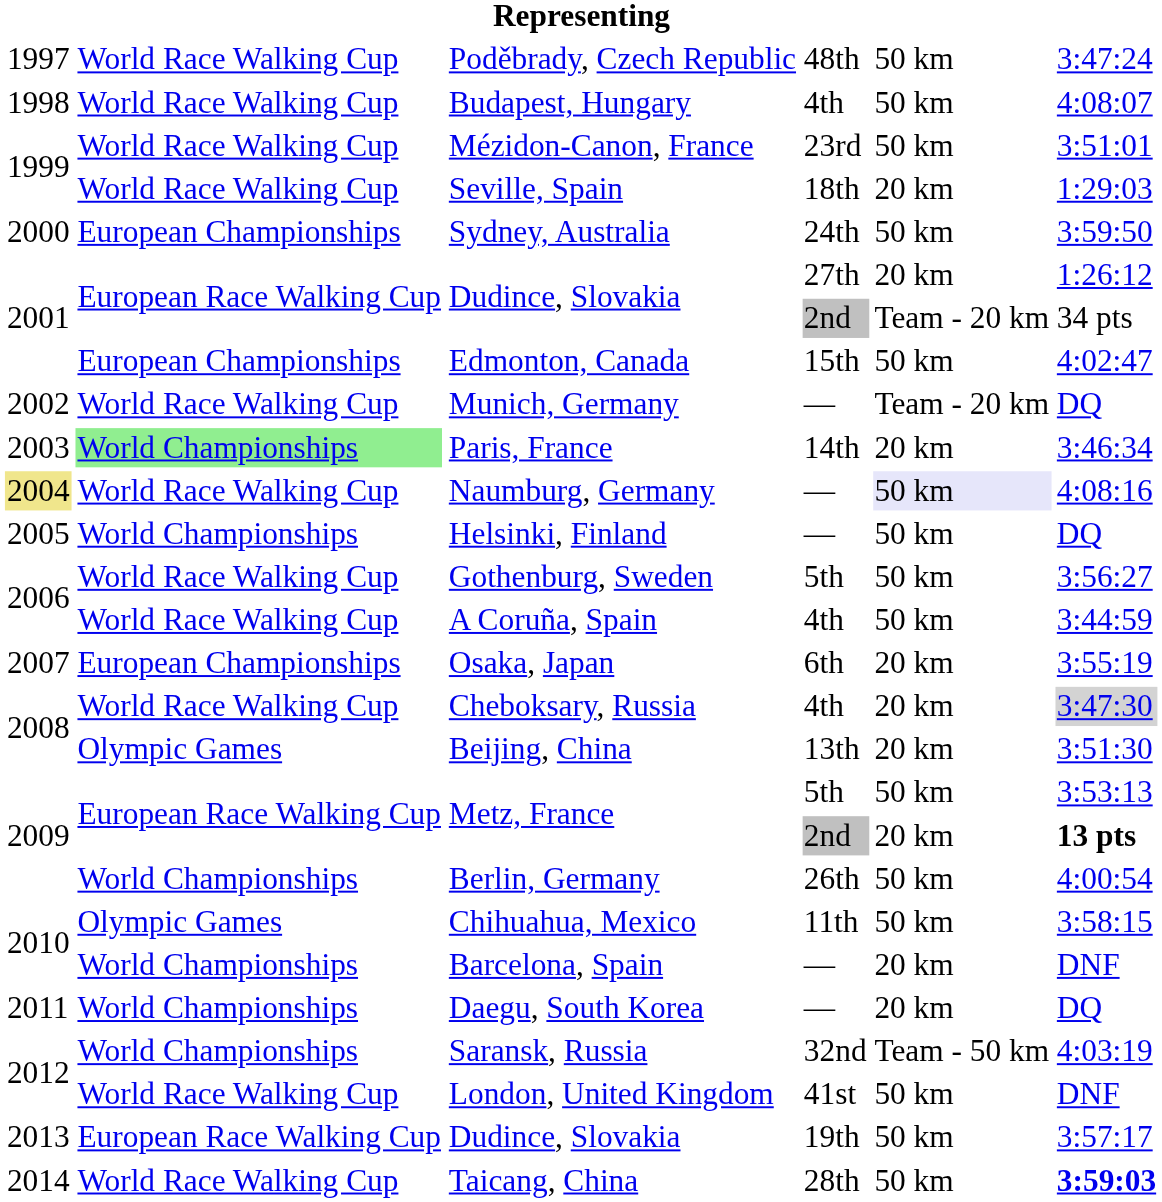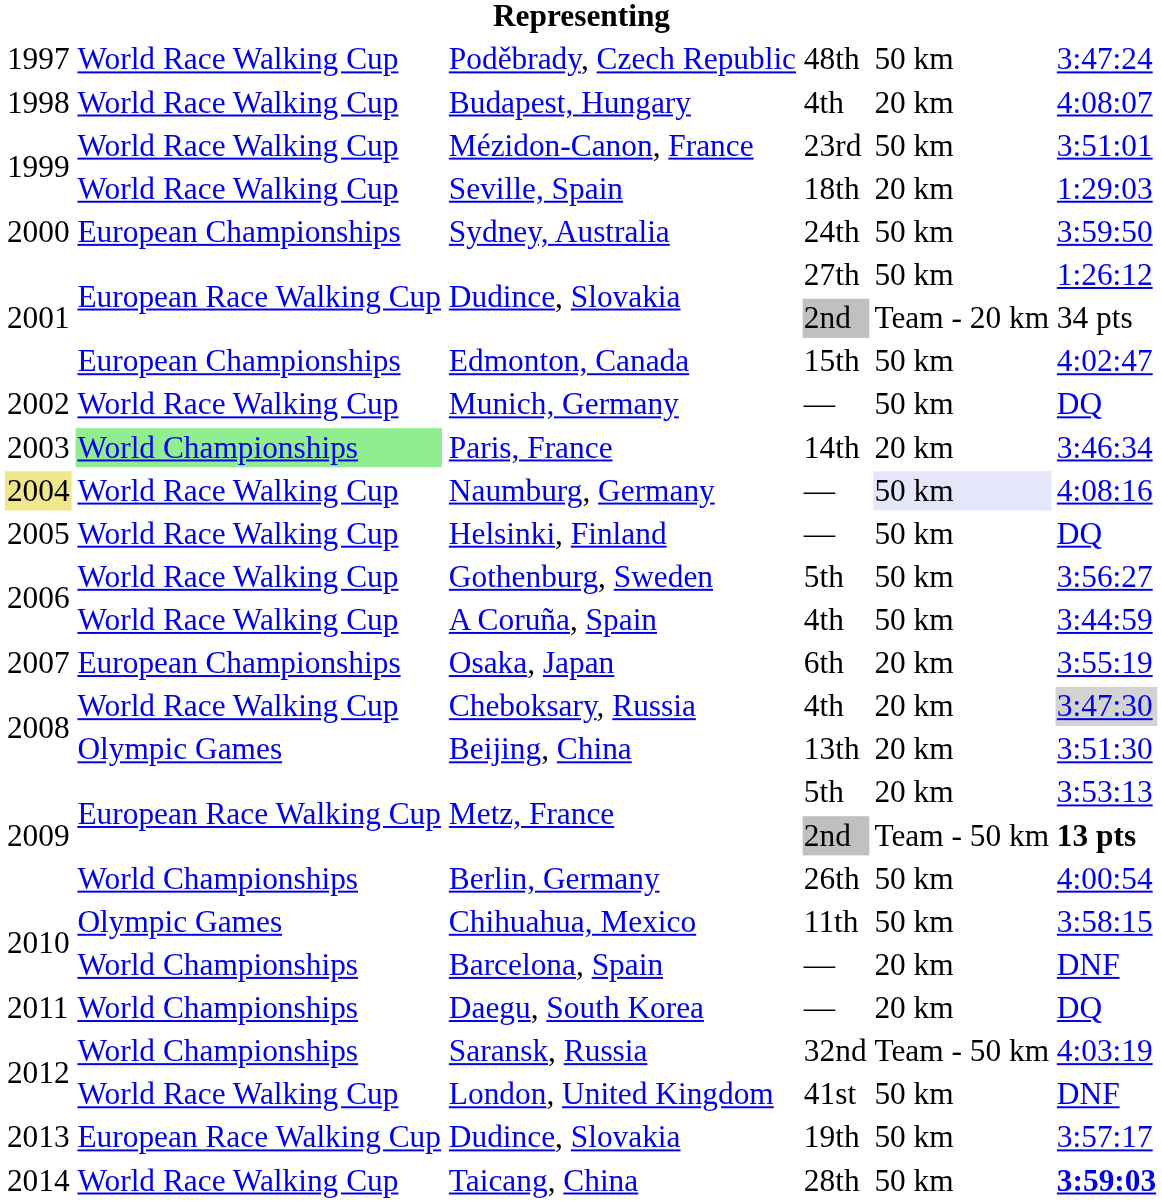(914, 102) 50 km -> (914, 102) 20 km
(914, 274) 20 km -> (914, 274) 50 km
(962, 404) Team - 20 km -> (914, 404) 50 km
(218, 533) World Championships -> (238, 533) World Race Walking Cup
(914, 792) 50 km -> (914, 792) 20 km
(914, 835) 20 km -> (962, 835) Team - 50 km
